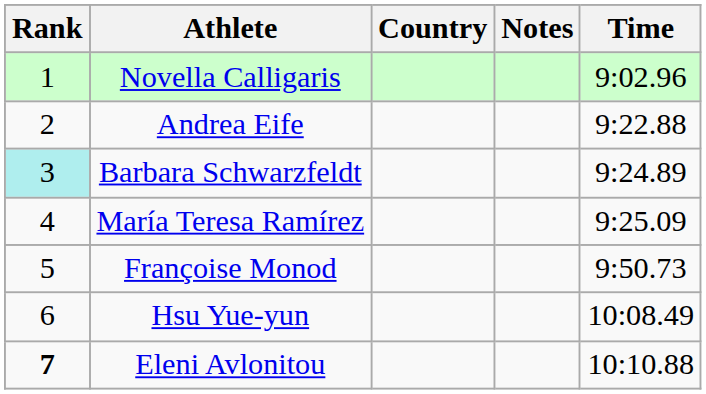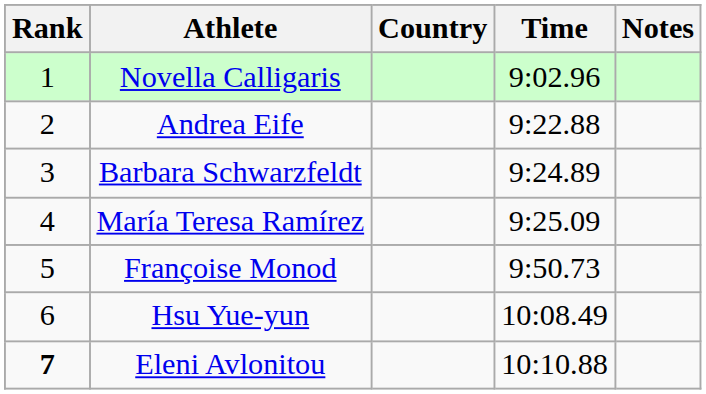columns swapped: (641, 28) <-> (537, 28)
(47, 172) paleturquoise background -> (47, 172) no background
